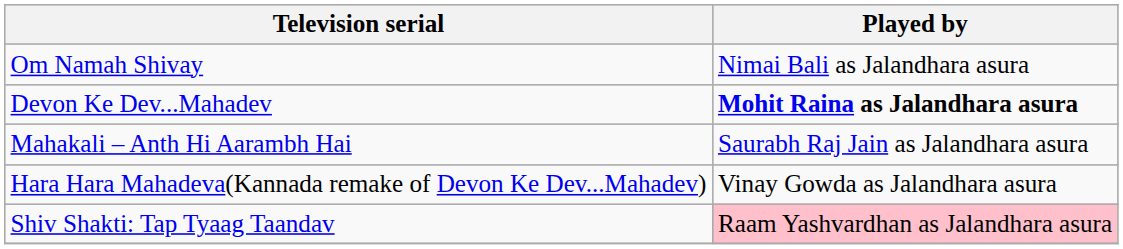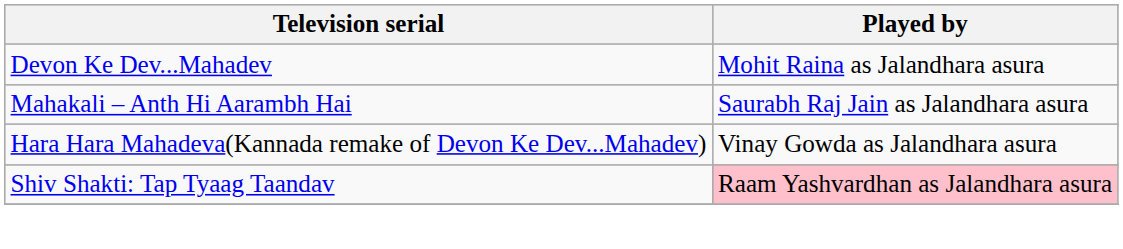- row: (107, 64)
(898, 104) bold -> (881, 64) normal
